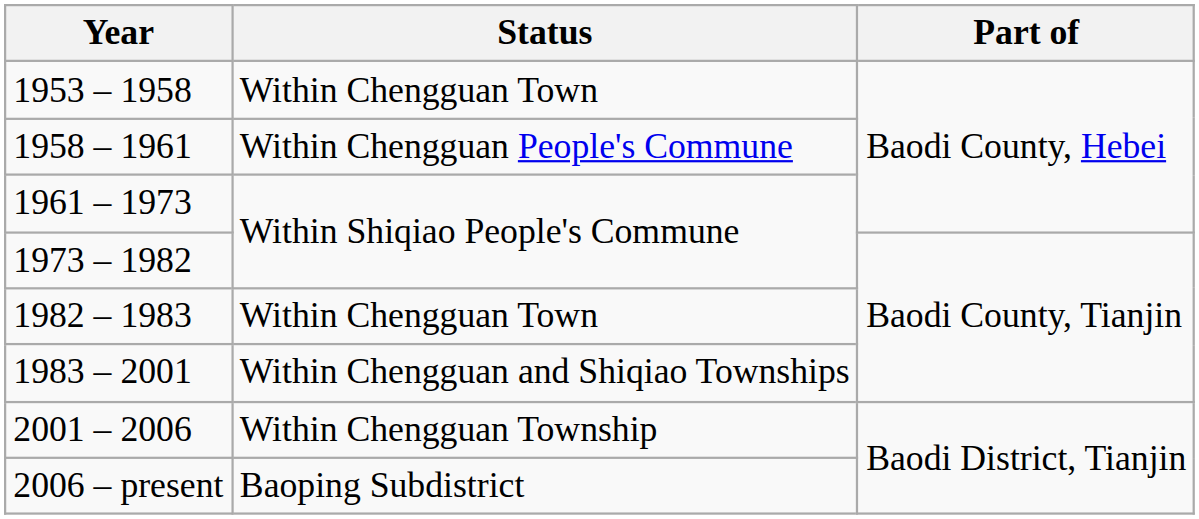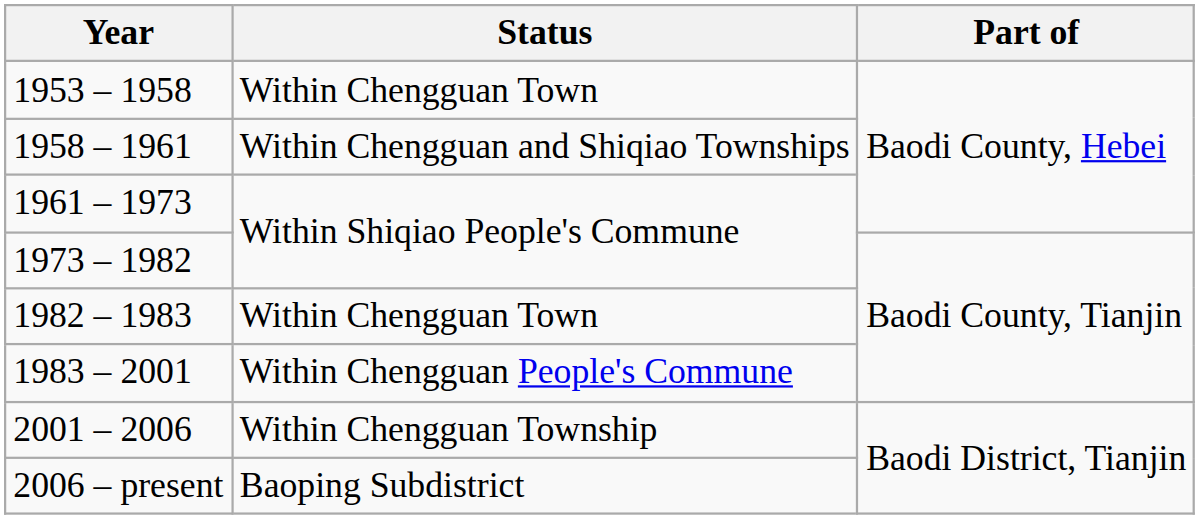(516, 145) Within Chengguan People's Commune -> (545, 145) Within Chengguan and Shiqiao Townships
(545, 372) Within Chengguan and Shiqiao Townships -> (516, 372) Within Chengguan People's Commune
